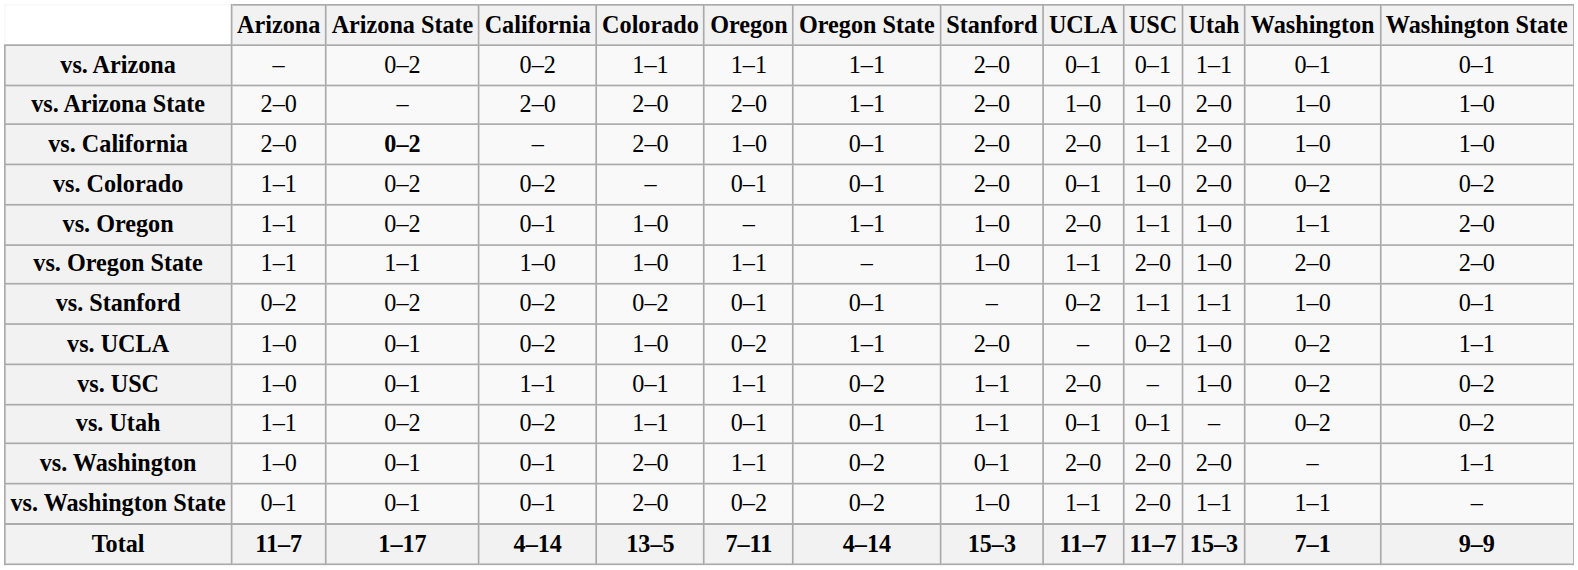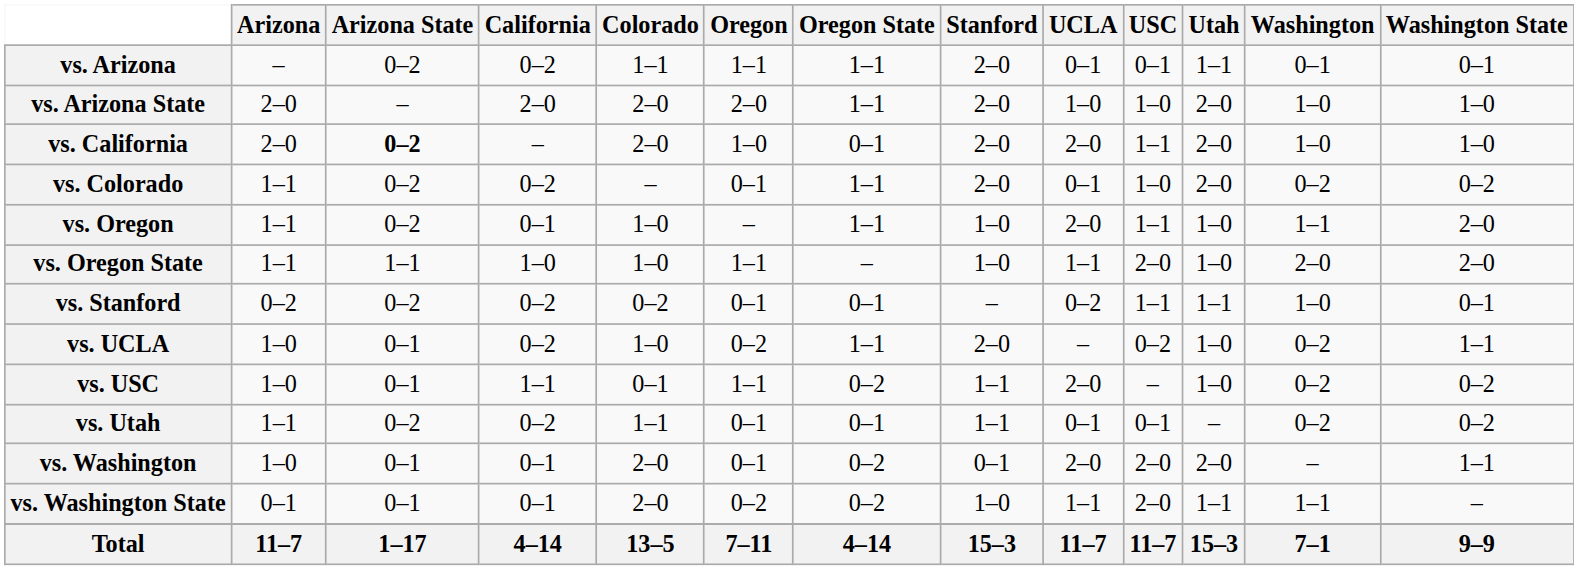(867, 184) 0–1 -> (867, 184) 1–1
(749, 463) 1–1 -> (749, 463) 0–1
